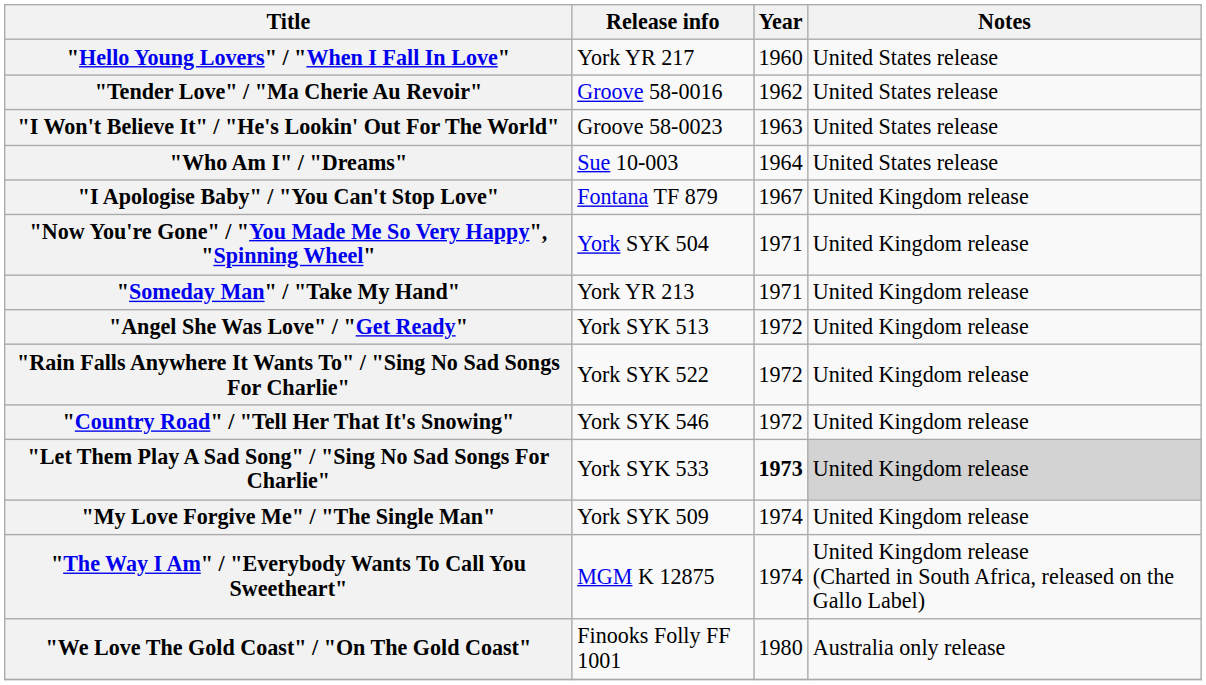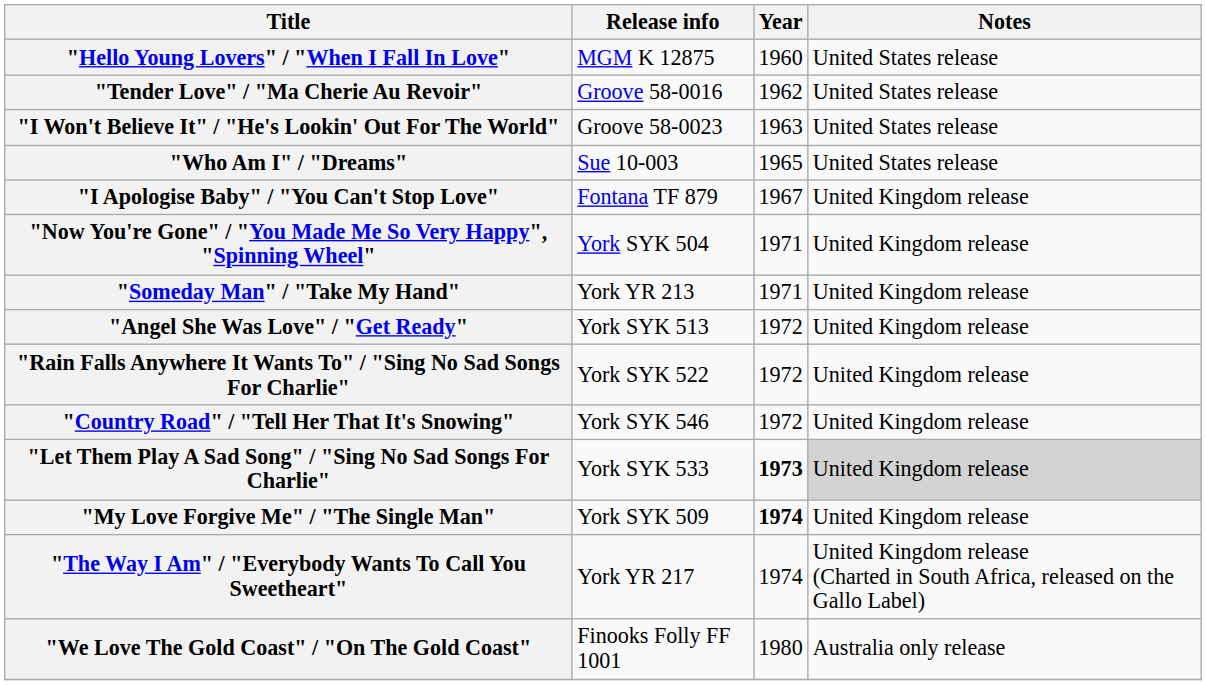(636, 57) York YR 217 -> (646, 57) MGM K 12875
(781, 162) 1964 -> (781, 162) 1965
(781, 516) normal -> (781, 516) bold
(646, 576) MGM K 12875 -> (636, 576) York YR 217
